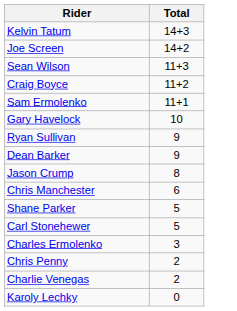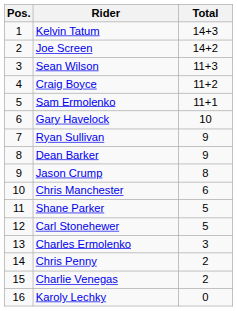+ column: (19, 13)
